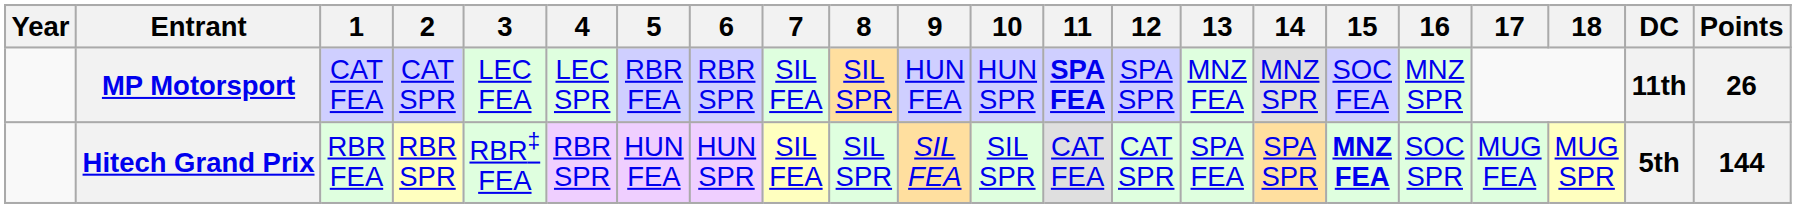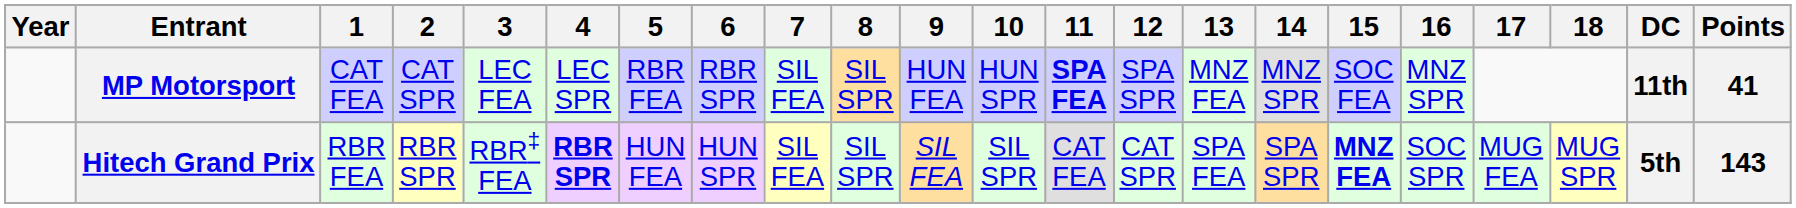(1742, 85) 26 -> (1743, 85) 41
(582, 162) normal -> (583, 162) bold
(1742, 162) 144 -> (1743, 162) 143
